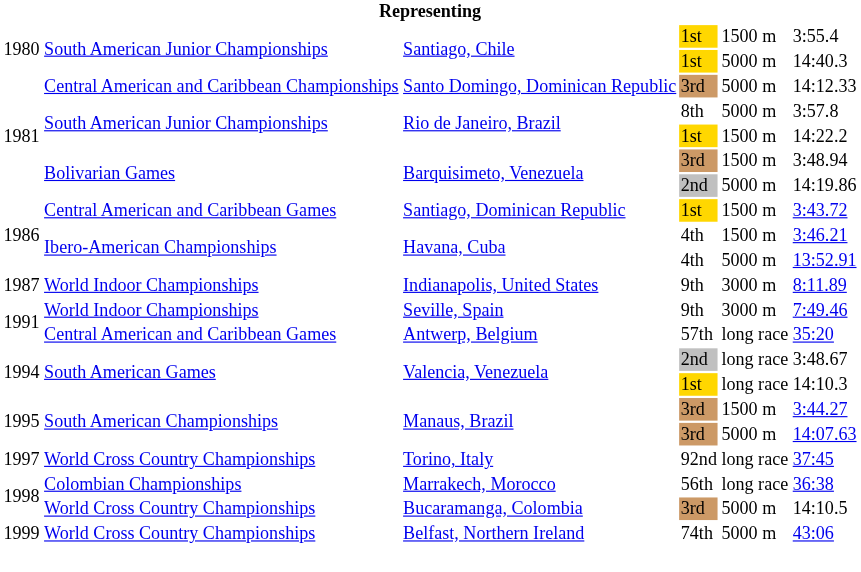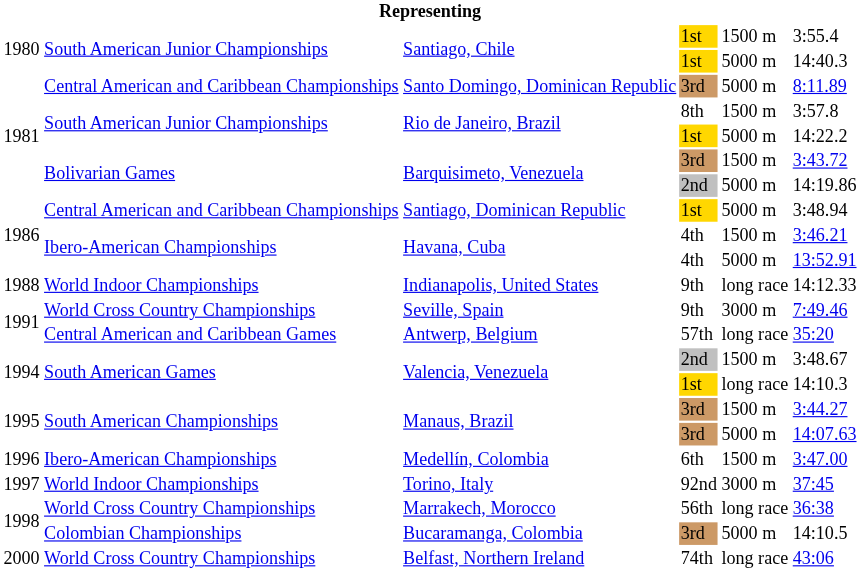(825, 86) 14:12.33 -> (820, 86) 8:11.89
(749, 110) 5000 m -> (749, 110) 1500 m
(749, 135) 1500 m -> (749, 135) 5000 m
(820, 160) 3:48.94 -> (820, 160) 3:43.72
(190, 210) Central American and Caribbean Games -> (221, 210) Central American and Caribbean Championships
(749, 210) 1500 m -> (749, 210) 5000 m
(820, 210) 3:43.72 -> (820, 210) 3:48.94
(21, 284) 1987 -> (21, 284) 1988
(749, 284) 3000 m -> (755, 284) long race
(820, 284) 8:11.89 -> (825, 284) 14:12.33
(151, 309) World Indoor Championships -> (180, 309) World Cross Country Championships
(755, 359) long race -> (749, 359) 1500 m
+ row: (476, 458)
(180, 458) World Cross Country Championships -> (151, 483) World Indoor Championships
(755, 458) long race -> (749, 483) 3000 m
(143, 483) Colombian Championships -> (180, 508) World Cross Country Championships
(180, 508) World Cross Country Championships -> (143, 533) Colombian Championships
(21, 533) 1999 -> (21, 558) 2000
(749, 533) 5000 m -> (755, 558) long race
